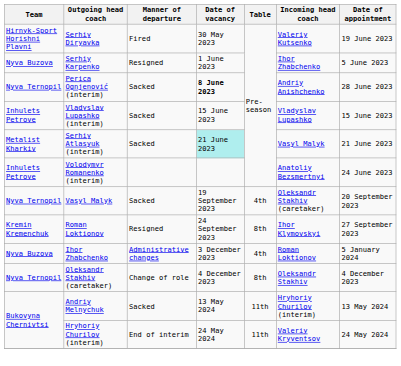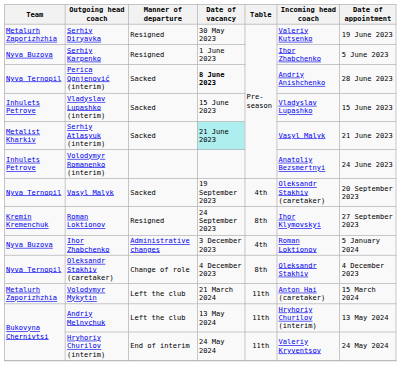(32, 39) Hirnyk-Sport Horishni Plavni -> (32, 35) Metalurh Zaporizhzhia
(140, 39) Fired -> (147, 35) Resigned
+ row: (86, 294)
(142, 306) Sacked -> (158, 318) Left the club
